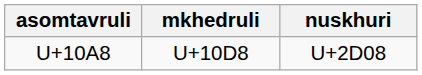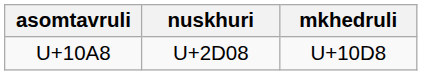columns swapped: (348, 20) <-> (211, 20)
